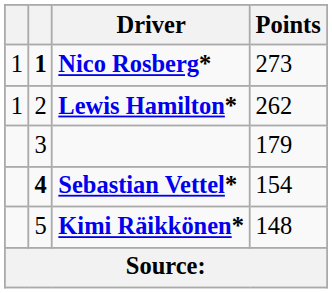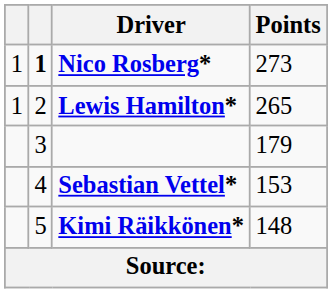(274, 105) 262 -> (274, 105) 265
(41, 185) bold -> (41, 185) normal
(274, 185) 154 -> (274, 185) 153
